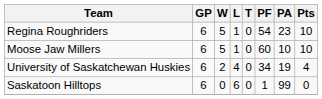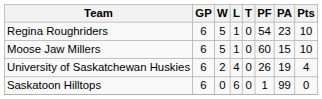(285, 49) 10 -> (285, 49) 15
(265, 67) 34 -> (265, 67) 26
